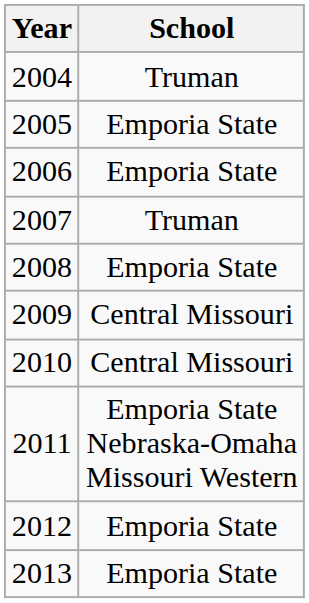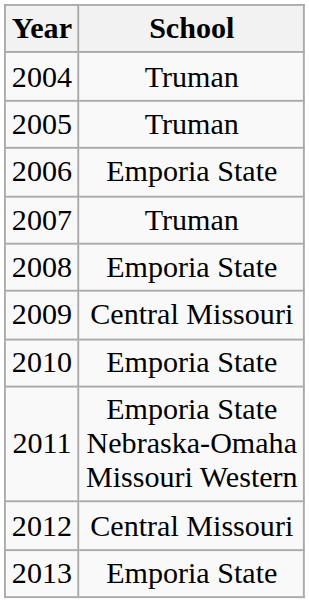(192, 123) Emporia State -> (192, 123) Truman
(192, 362) Central Missouri -> (192, 362) Emporia State
(192, 525) Emporia State -> (192, 525) Central Missouri
